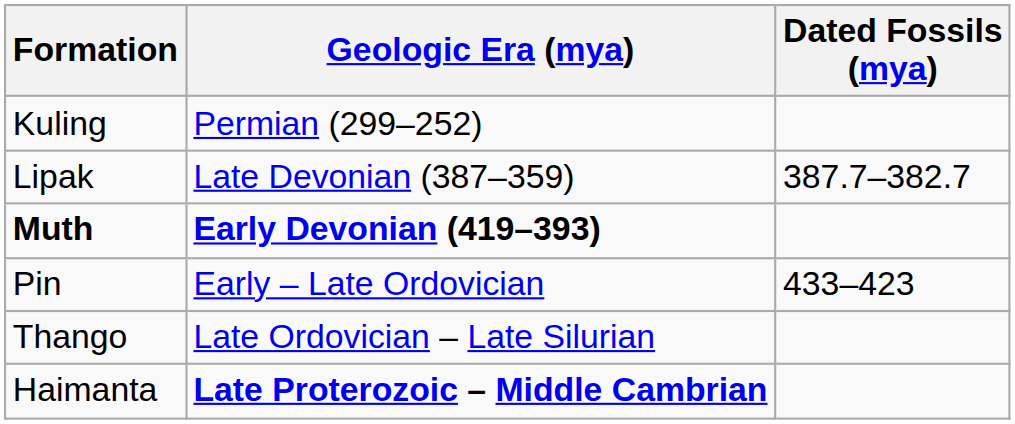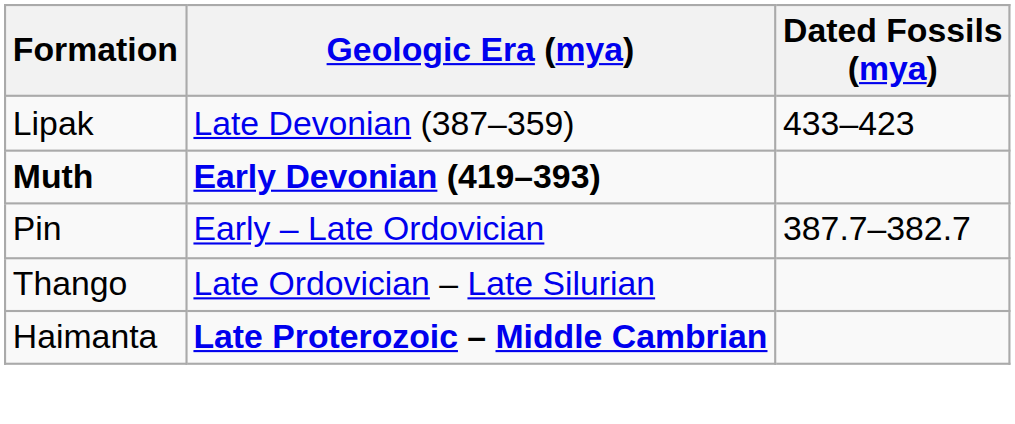- row: (60, 122)
(877, 176) 387.7–382.7 -> (849, 122) 433–423
(849, 283) 433–423 -> (877, 229) 387.7–382.7
